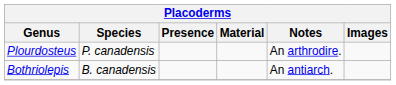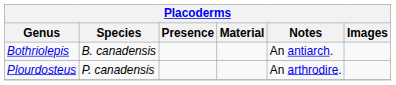rows swapped: (38, 70) <-> (42, 51)
